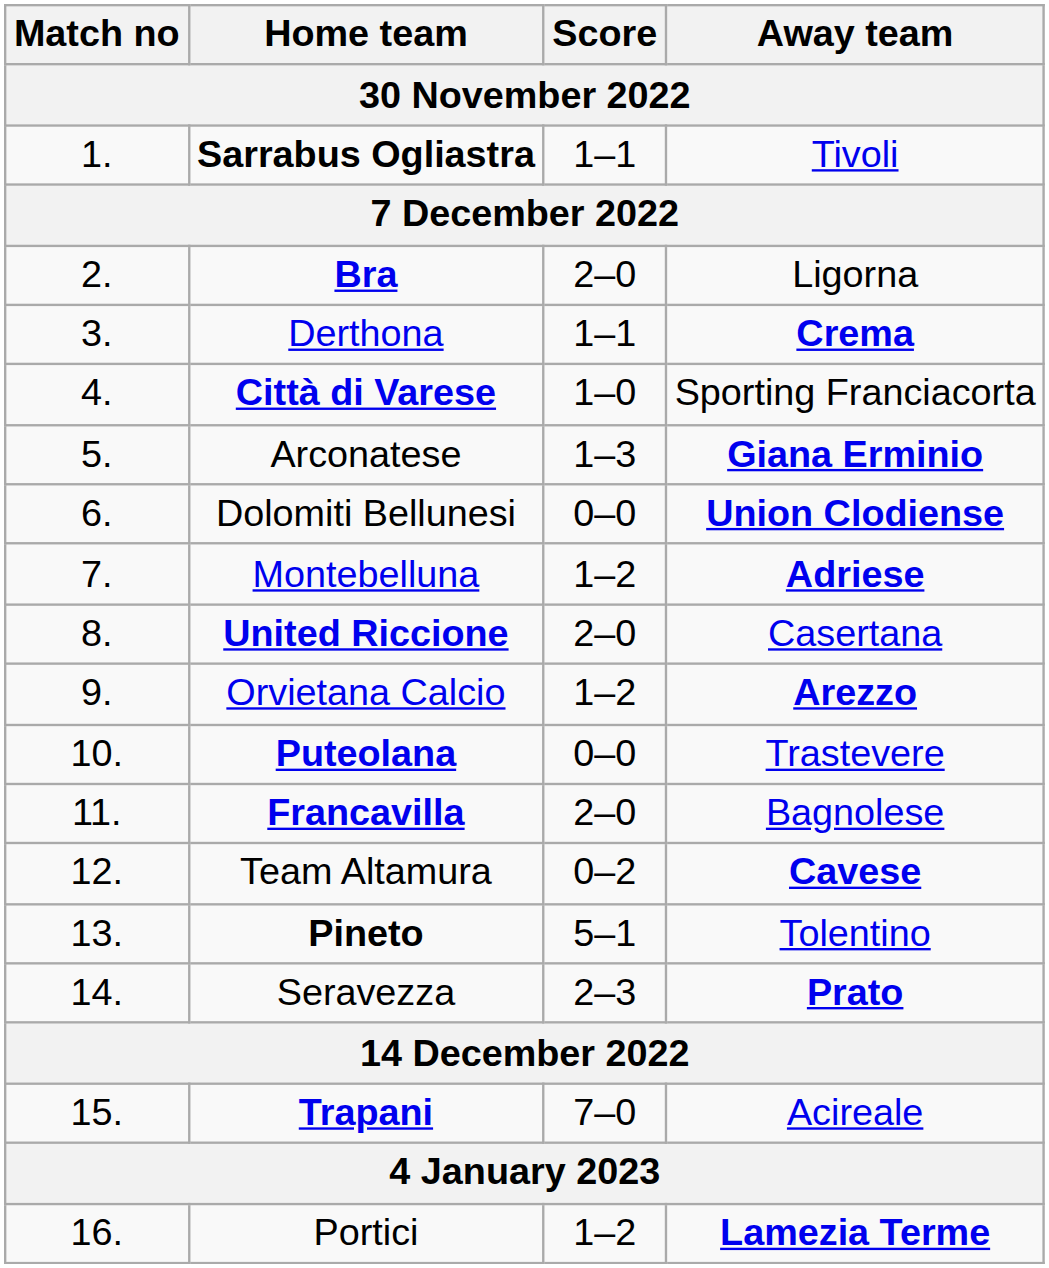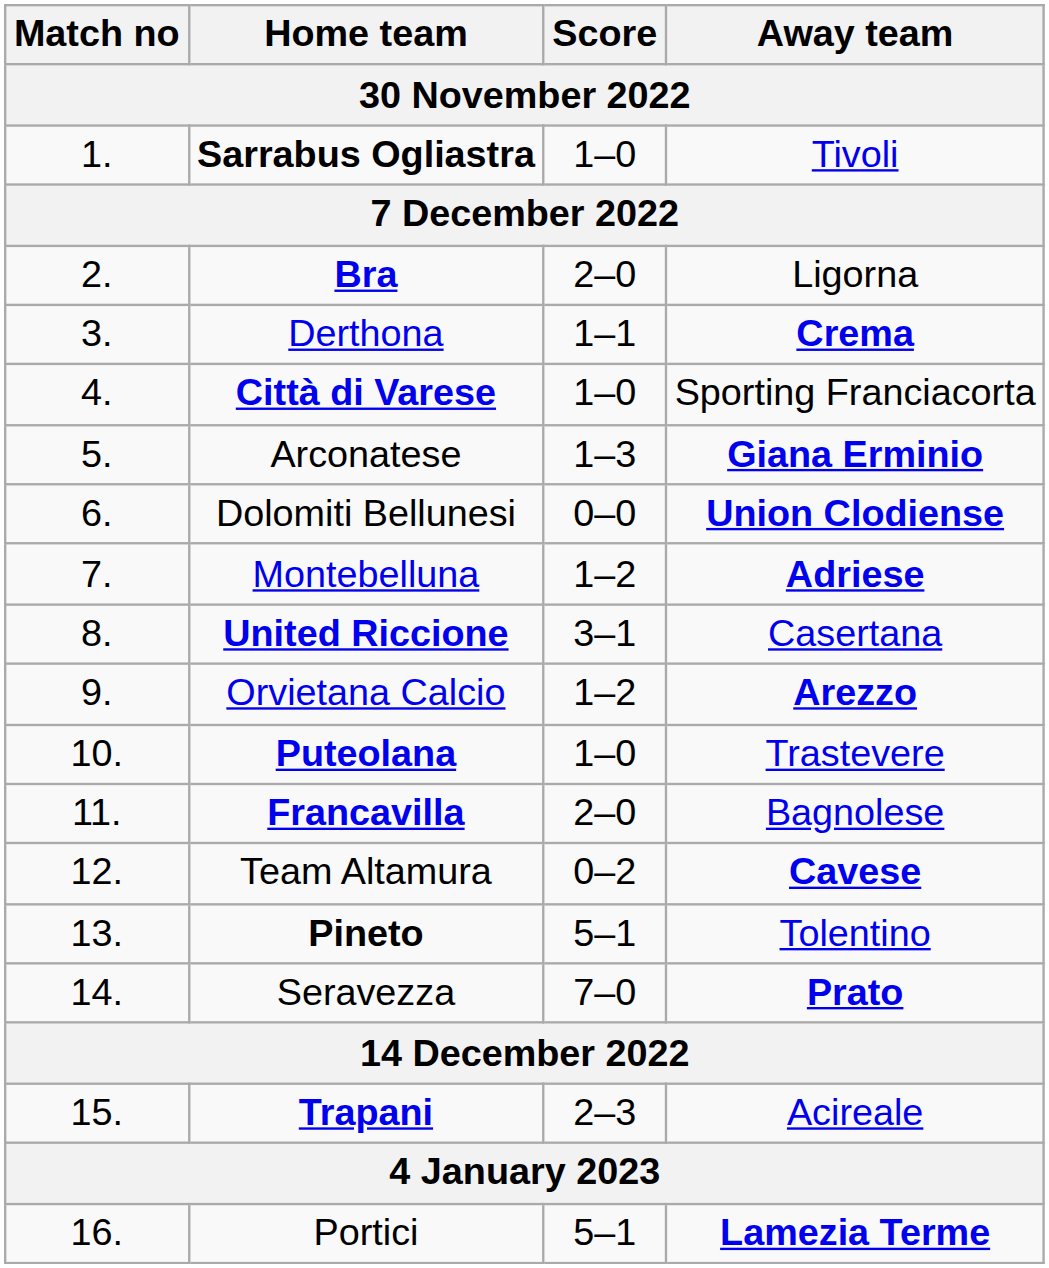(605, 154) 1–1 -> (605, 154) 1–0
(605, 633) 2–0 -> (605, 633) 3–1
(605, 753) 0–0 -> (605, 753) 1–0
(605, 992) 2–3 -> (605, 992) 7–0
(605, 1112) 7–0 -> (605, 1112) 2–3
(605, 1232) 1–2 -> (605, 1232) 5–1
